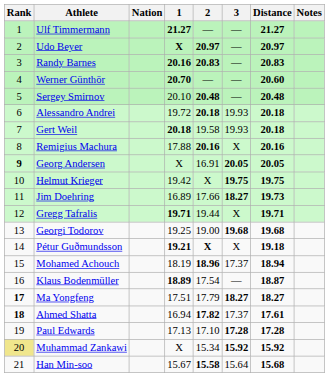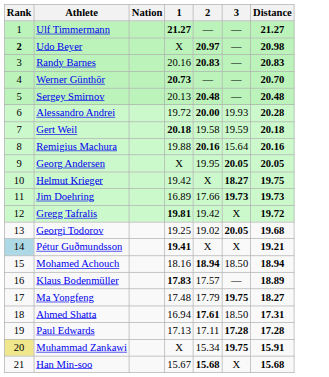- column: (309, 12)
(19, 46) normal -> (19, 46) bold
(179, 46) bold -> (179, 46) normal
(272, 46) 20.97 -> (272, 46) 20.98
(179, 63) bold -> (179, 63) normal
(179, 79) 20.70 -> (179, 79) 20.73
(272, 79) 20.60 -> (272, 79) 20.70
(179, 96) 20.10 -> (179, 96) 20.13
(208, 113) 20.18 -> (208, 113) 20.00
(272, 113) 20.18 -> (272, 113) 20.28
(236, 130) 19.93 -> (236, 130) 19.59
(179, 146) 17.88 -> (179, 146) 19.88
(236, 146) X -> (236, 146) 15.64
(19, 163) bold -> (19, 163) normal
(208, 163) 16.91 -> (208, 163) 19.95
(236, 180) 19.75 -> (236, 180) 18.27
(236, 197) 18.27 -> (236, 197) 19.73
(179, 213) 19.71 -> (179, 213) 19.81
(208, 213) 19.44 -> (208, 213) 19.42
(272, 213) 19.71 -> (272, 213) 19.72
(208, 230) 19.00 -> (208, 230) 19.02
(236, 230) 19.68 -> (236, 230) 20.05
(19, 247) no background -> (19, 247) lightblue background
(179, 247) 19.21 -> (179, 247) 19.41
(208, 247) bold -> (208, 247) normal
(272, 247) 19.18 -> (272, 247) 19.21
(179, 264) 18.19 -> (179, 264) 18.16
(208, 264) 18.96 -> (208, 264) 18.94
(236, 264) 17.37 -> (236, 264) 18.50
(179, 280) 18.89 -> (179, 280) 17.83
(208, 280) 17.54 -> (208, 280) 17.57
(272, 280) 18.87 -> (272, 280) 18.89
(19, 297) bold -> (19, 297) normal
(179, 297) 17.51 -> (179, 297) 17.48
(236, 297) 18.27 -> (236, 297) 19.75
(19, 314) bold -> (19, 314) normal
(208, 314) 17.82 -> (208, 314) 17.61
(236, 314) 17.37 -> (236, 314) 18.50
(272, 314) 17.61 -> (272, 314) 17.31
(208, 331) 17.10 -> (208, 331) 17.11
(236, 347) 15.92 -> (236, 347) 19.75
(272, 347) 15.92 -> (272, 347) 15.91
(208, 364) 15.58 -> (208, 364) 15.68
(236, 364) 15.64 -> (236, 364) X
